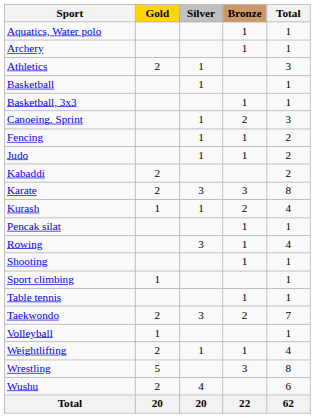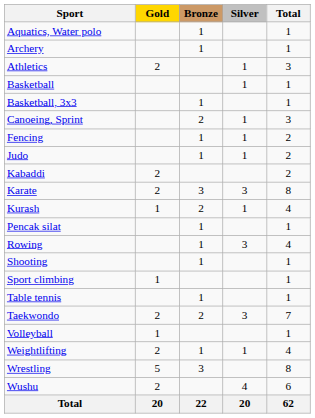columns swapped: (201, 13) <-> (245, 13)
